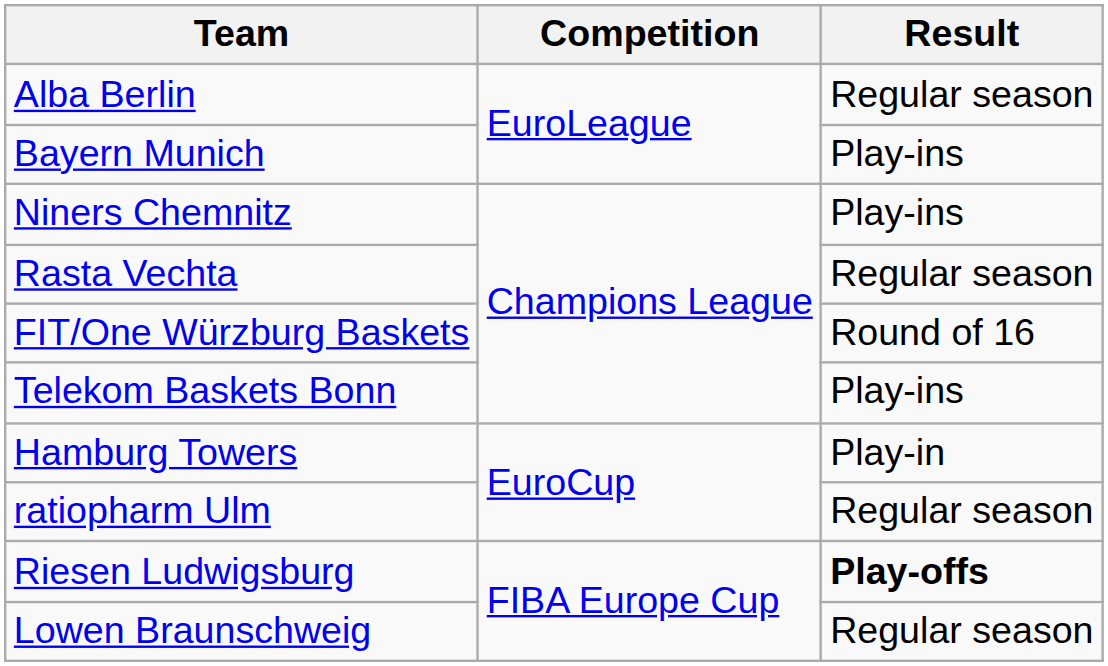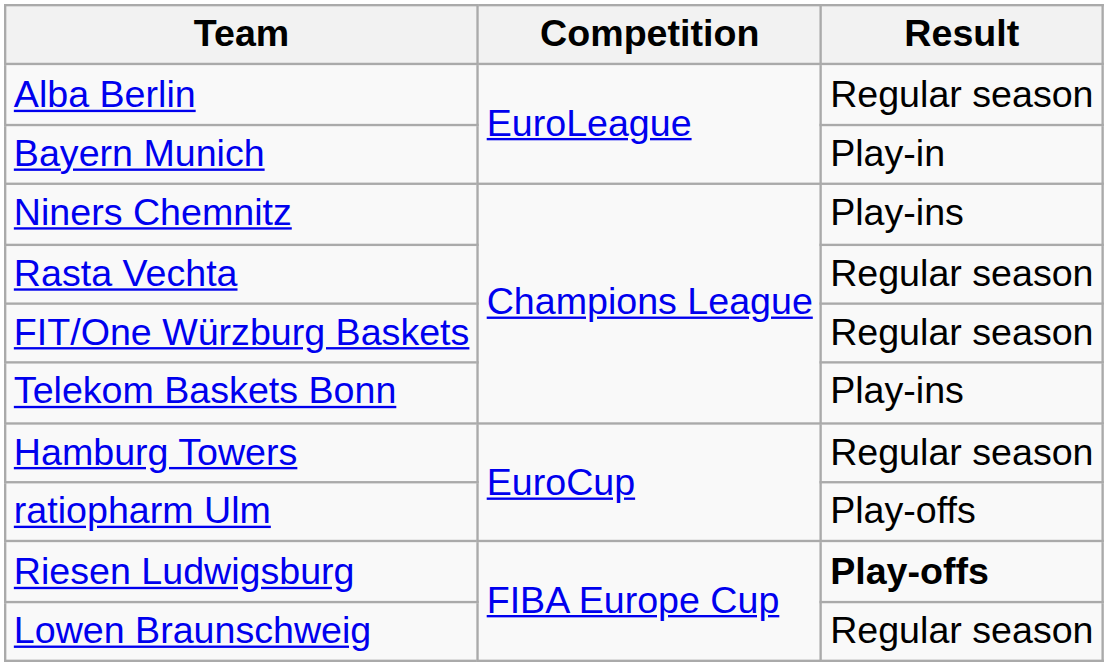(897, 153) Play-ins -> (888, 153) Play-in
(933, 332) Round of 16 -> (962, 332) Regular season
(888, 451) Play-in -> (962, 451) Regular season
(962, 511) Regular season -> (903, 511) Play-offs
